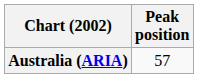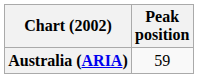(162, 60) 57 -> (162, 60) 59
